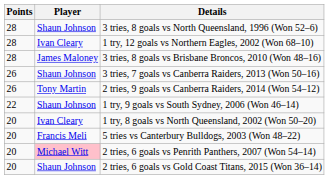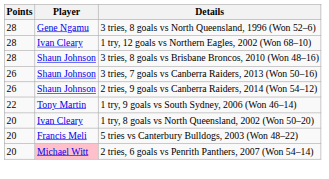(67, 27) Shaun Johnson -> (63, 27) Gene Ngamu
(68, 58) James Maloney -> (67, 58) Shaun Johnson
(62, 89) Tony Martin -> (67, 89) Shaun Johnson
(67, 105) Shaun Johnson -> (62, 105) Tony Martin
- row: (212, 167)
